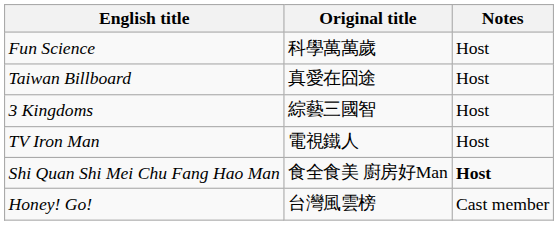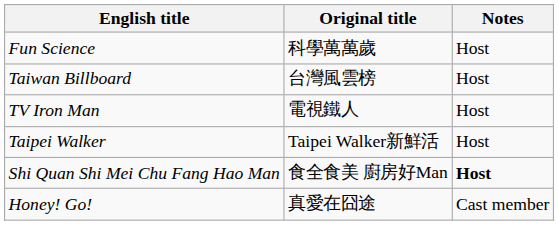(332, 78) 真愛在囧途 -> (332, 78) 台灣風雲榜
- row: (51, 110)
+ row: (57, 141)
(332, 203) 台灣風雲榜 -> (332, 203) 真愛在囧途
